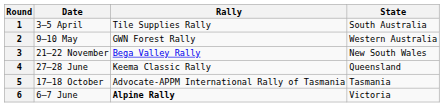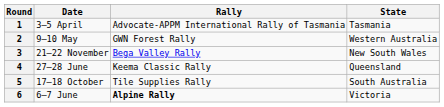(162, 25) Tile Supplies Rally -> (229, 25) Advocate-APPM International Rally of Tasmania
(388, 25) South Australia -> (370, 25) Tasmania
(229, 81) Advocate-APPM International Rally of Tasmania -> (162, 81) Tile Supplies Rally
(370, 81) Tasmania -> (388, 81) South Australia
